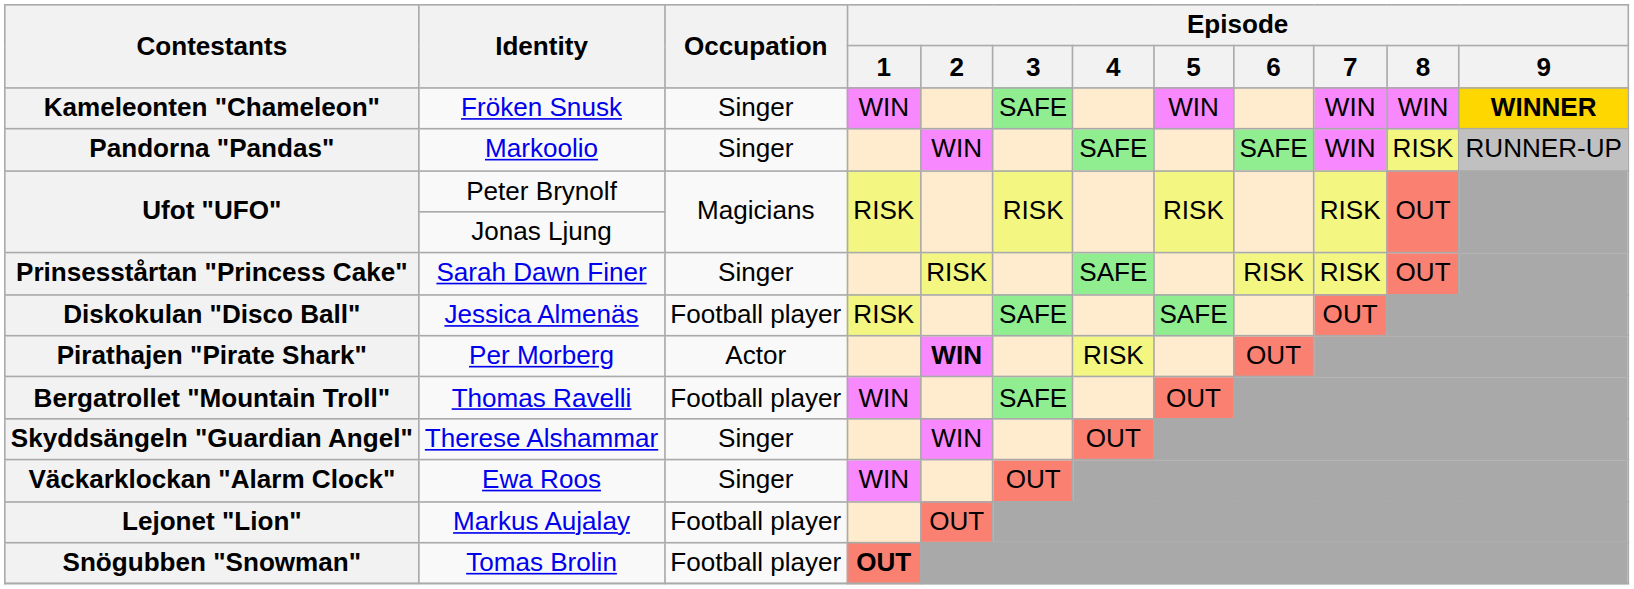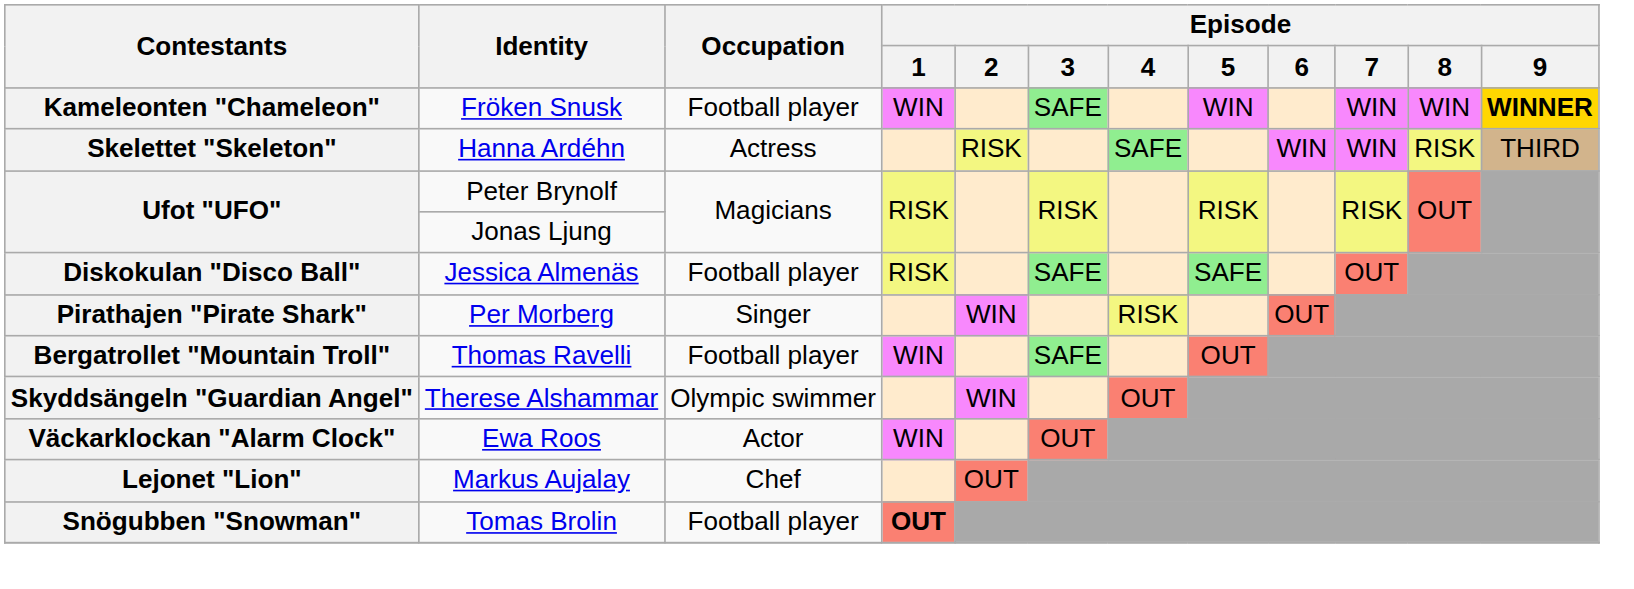(756, 107) Singer -> (773, 107) Football player
- row: (212, 149)
+ row: (212, 149)
- row: (212, 273)
(756, 356) Actor -> (773, 314) Singer
(957, 356) bold -> (991, 314) normal
(756, 438) Singer -> (773, 397) Olympic swimmer
(756, 480) Singer -> (773, 438) Actor
(756, 521) Football player -> (773, 480) Chef
